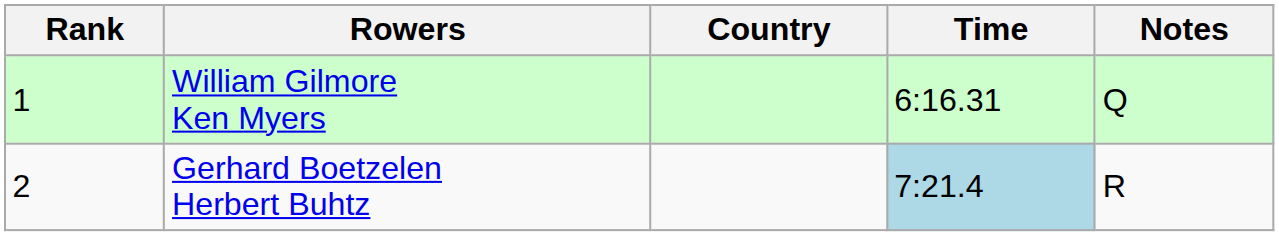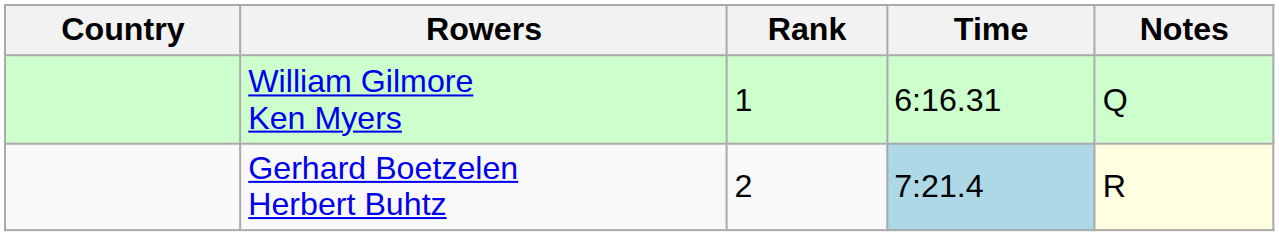columns swapped: (85, 30) <-> (769, 30)
(1114, 186) no background -> (1114, 186) lightyellow background
